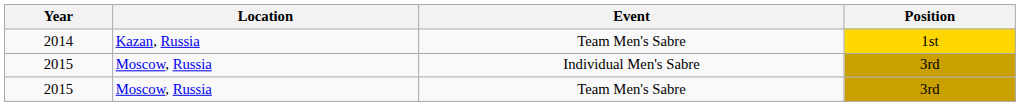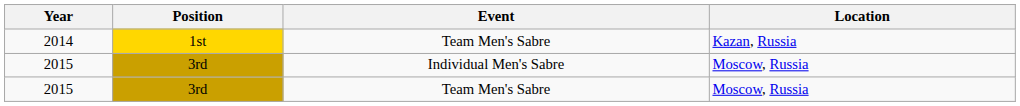columns swapped: (265, 17) <-> (930, 17)
